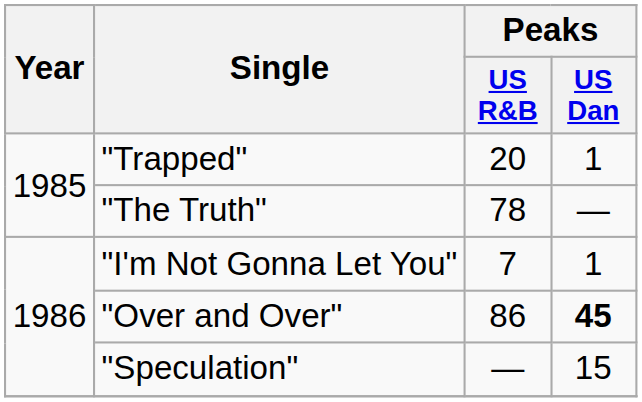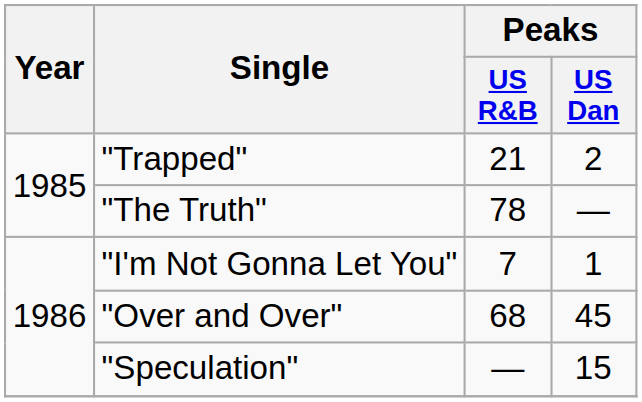(508, 158) 20 -> (508, 158) 21
(593, 158) 1 -> (593, 158) 2
(508, 316) 86 -> (508, 316) 68
(593, 316) bold -> (593, 316) normal
